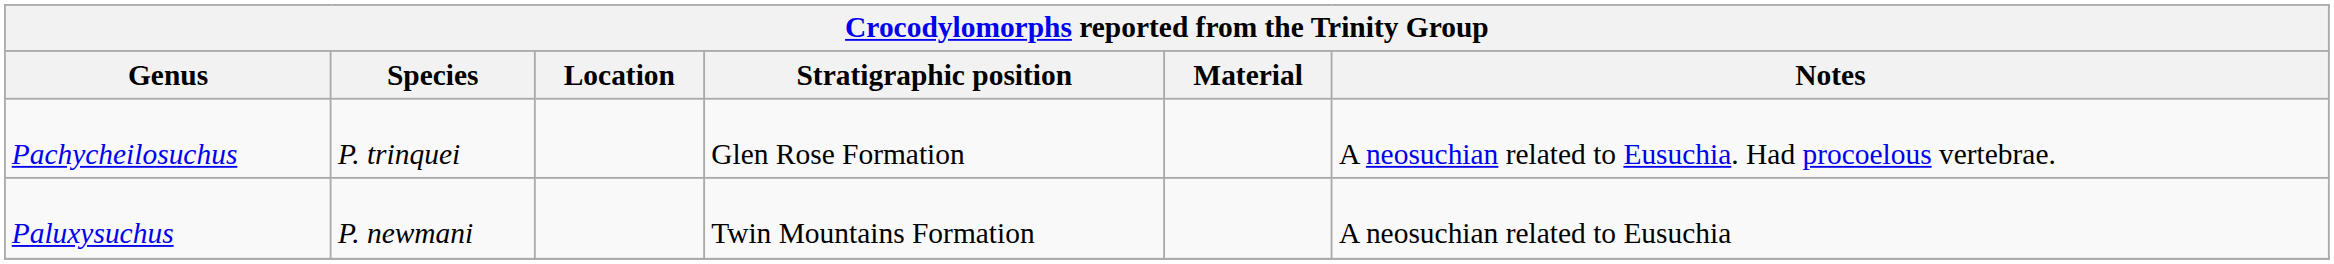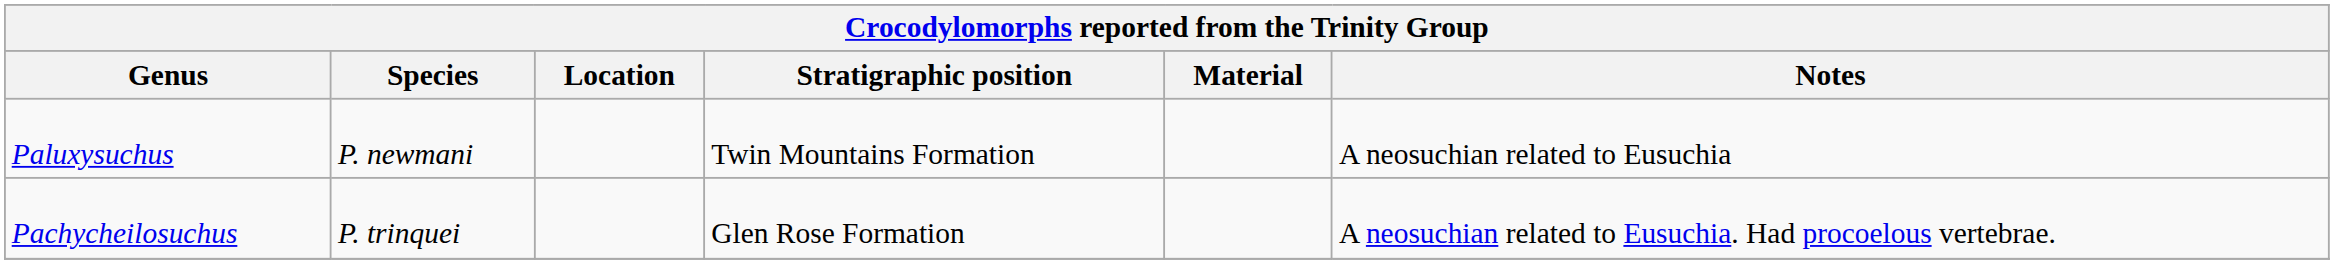rows swapped: (125, 154) <-> (93, 234)
